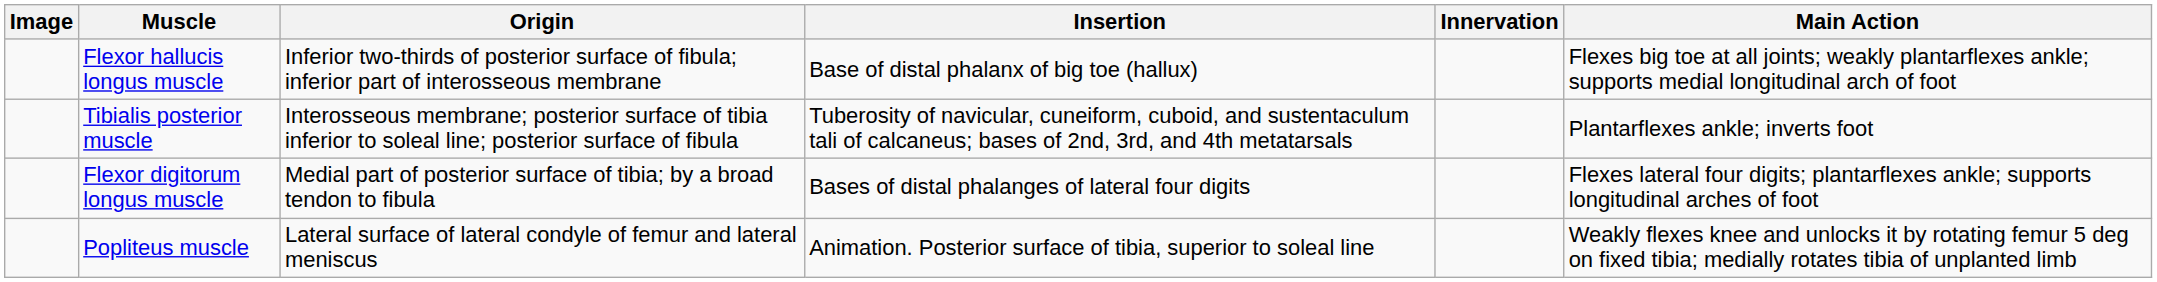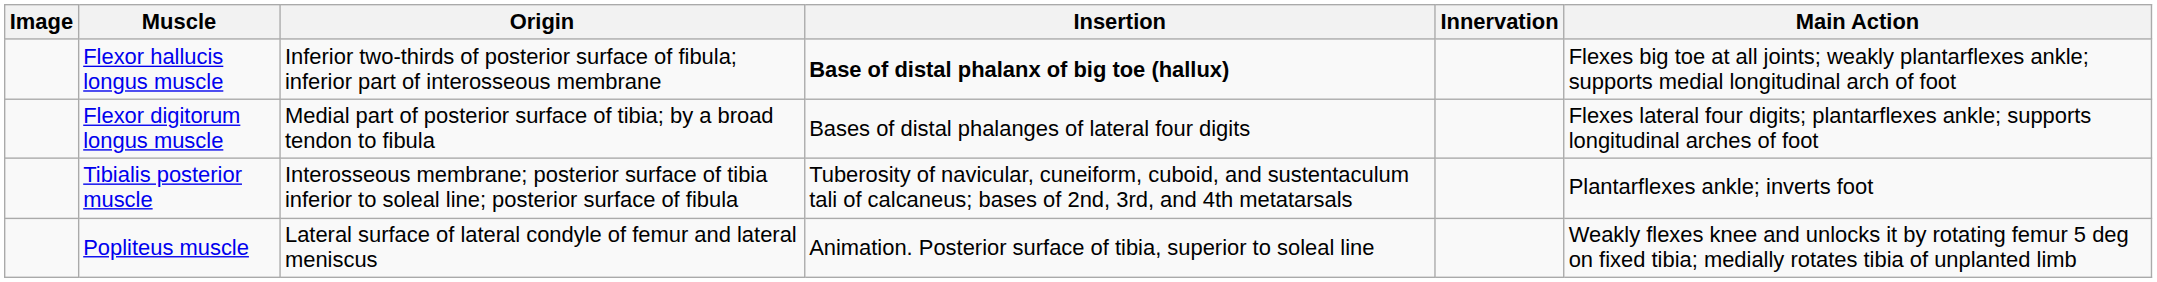(1003, 68) normal -> (1019, 68) bold
rows swapped: (163, 128) <-> (162, 187)
